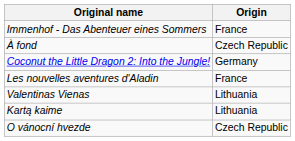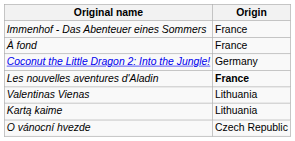(251, 45) Czech Republic -> (231, 45) France
(231, 78) normal -> (232, 78) bold
